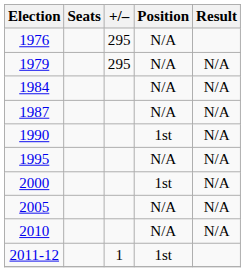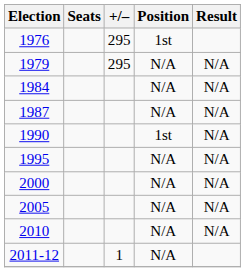(163, 40) N/A -> (163, 40) 1st
(163, 183) 1st -> (163, 183) N/A
(163, 254) 1st -> (163, 254) N/A
